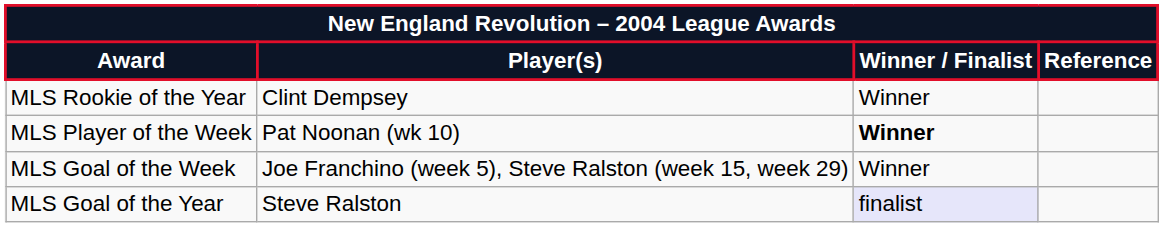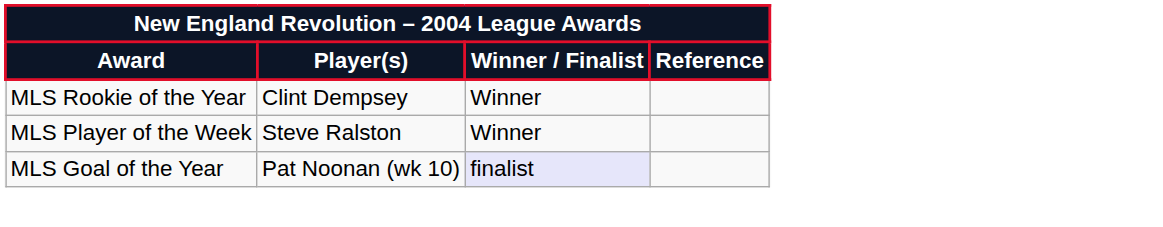(361, 133) Pat Noonan (wk 10) -> (332, 133) Steve Ralston
(897, 133) bold -> (506, 133) normal
- row: (123, 168)
(332, 204) Steve Ralston -> (361, 168) Pat Noonan (wk 10)
